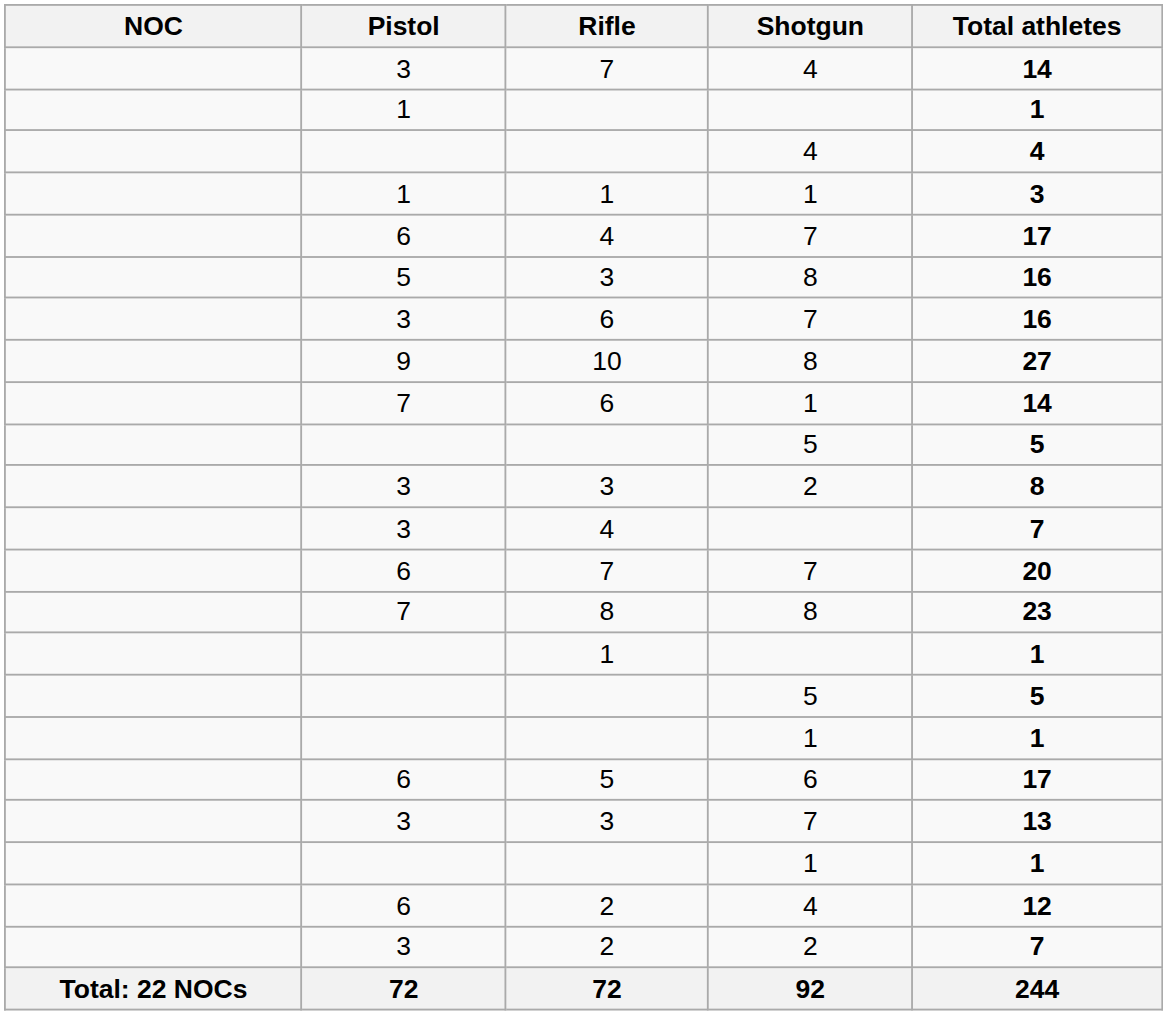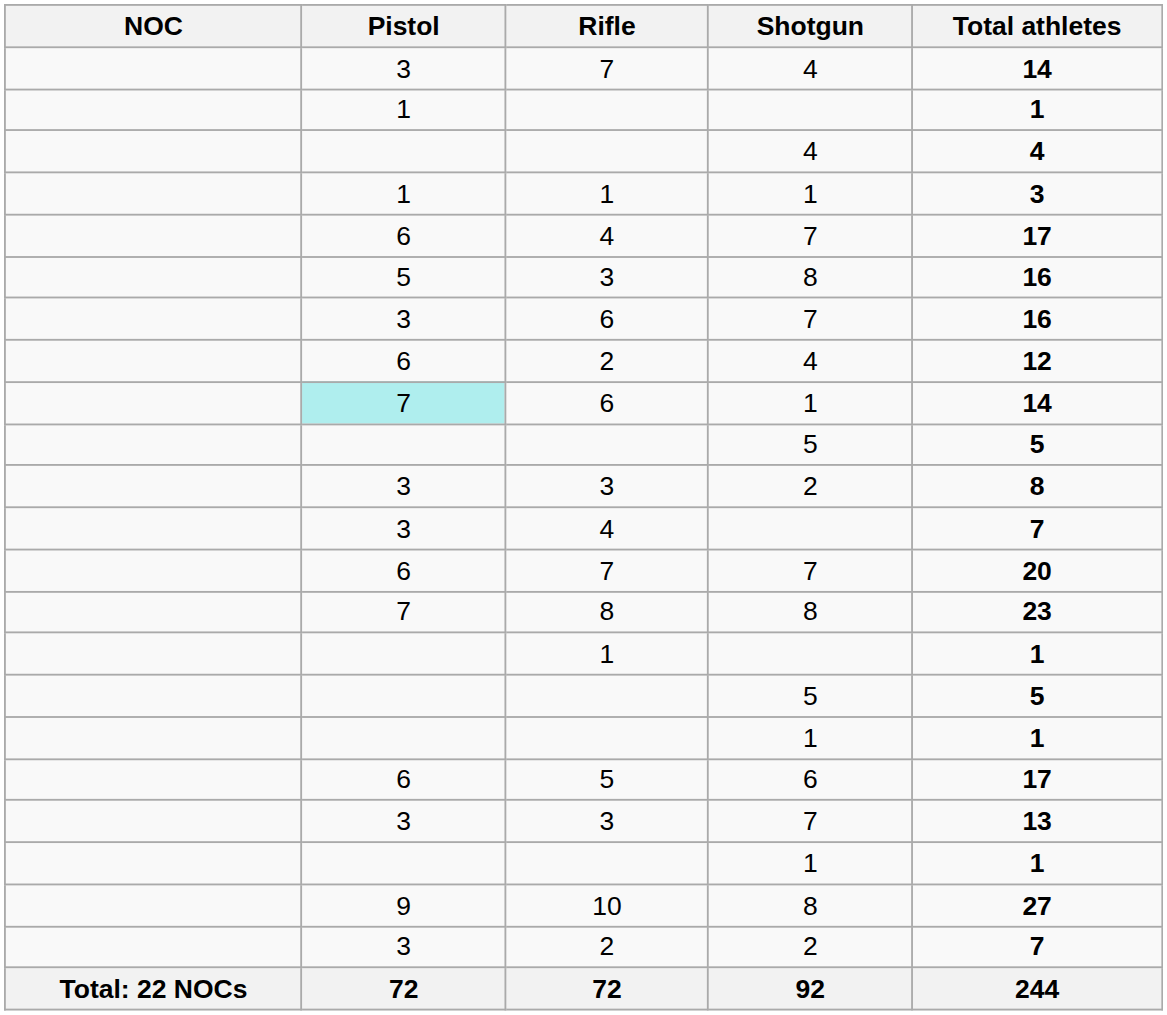rows swapped: (607, 905) <-> (607, 361)
(404, 403) no background -> (404, 403) paleturquoise background
